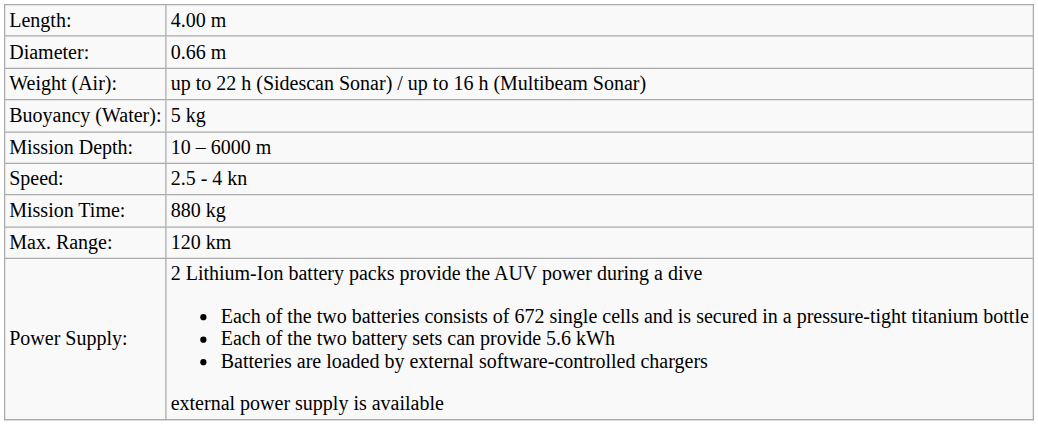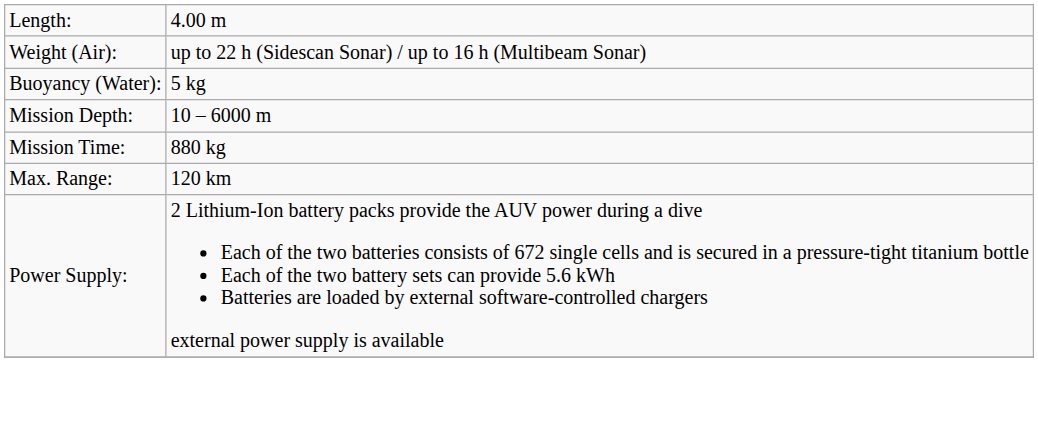- row: (49, 52)
- row: (36, 178)
